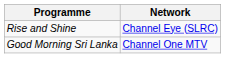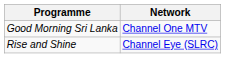rows swapped: (41, 28) <-> (62, 45)
